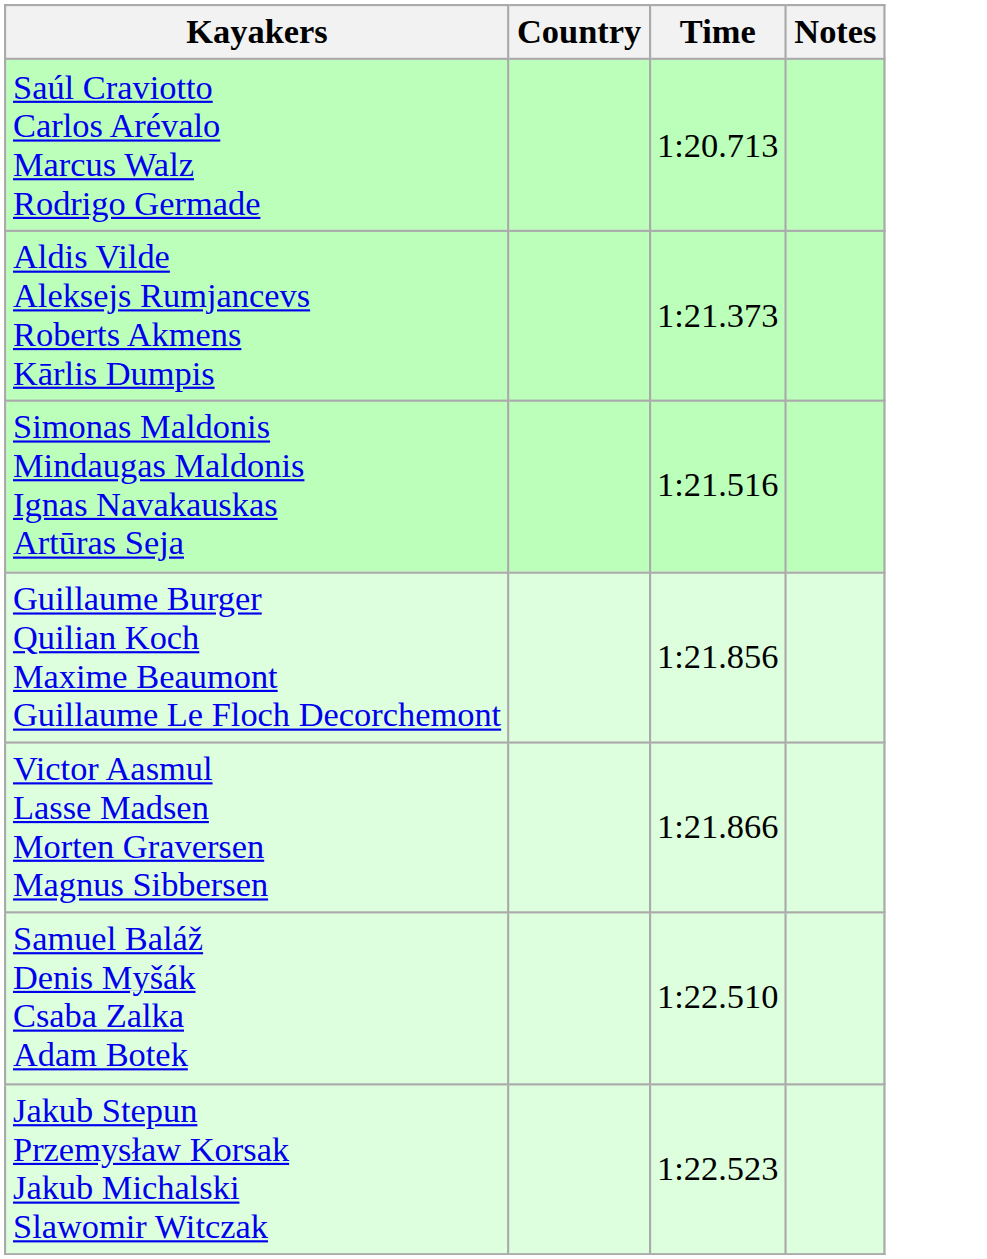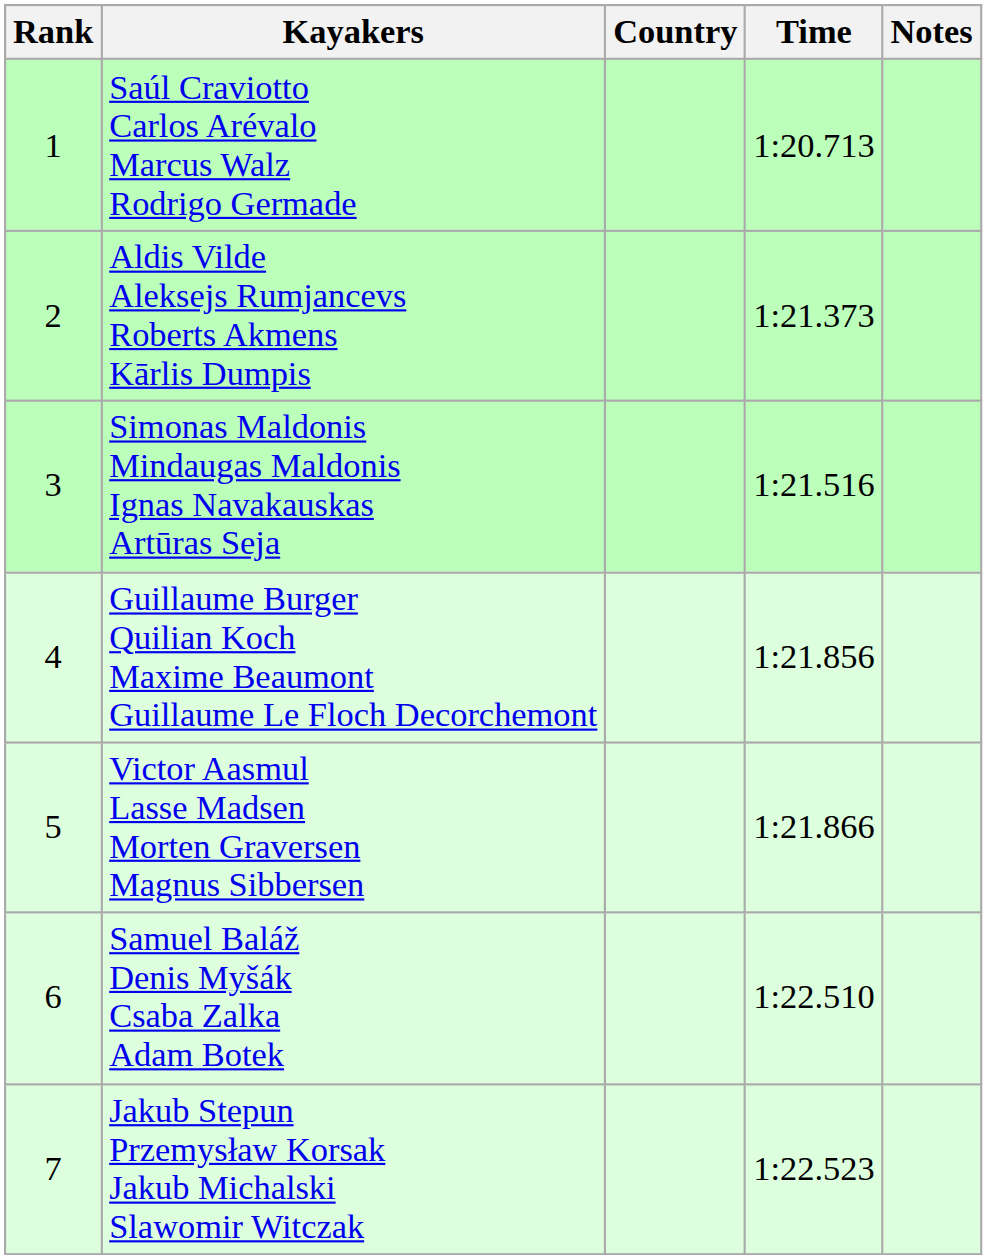+ column: (53, 31)
